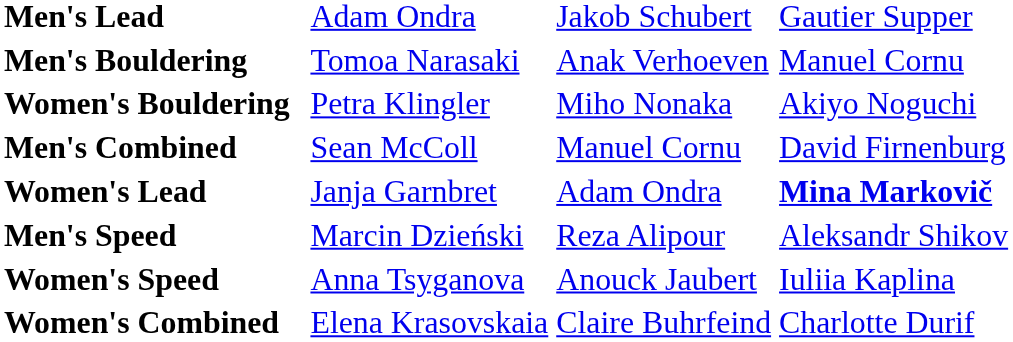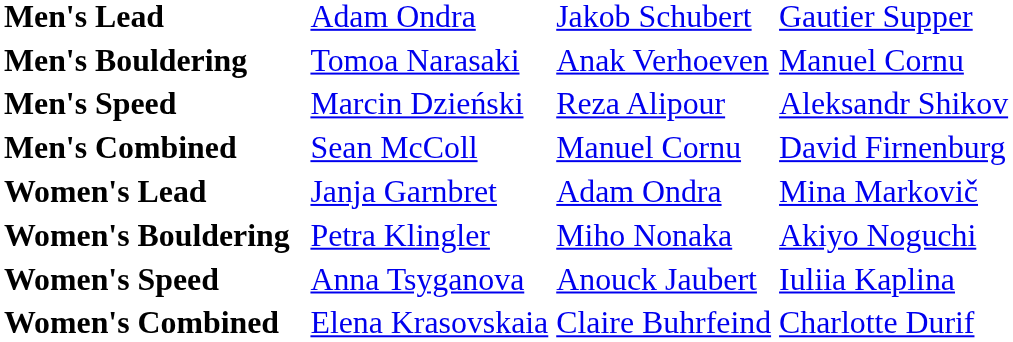rows swapped: (90, 235) <-> (147, 103)
(886, 191) bold -> (879, 191) normal
